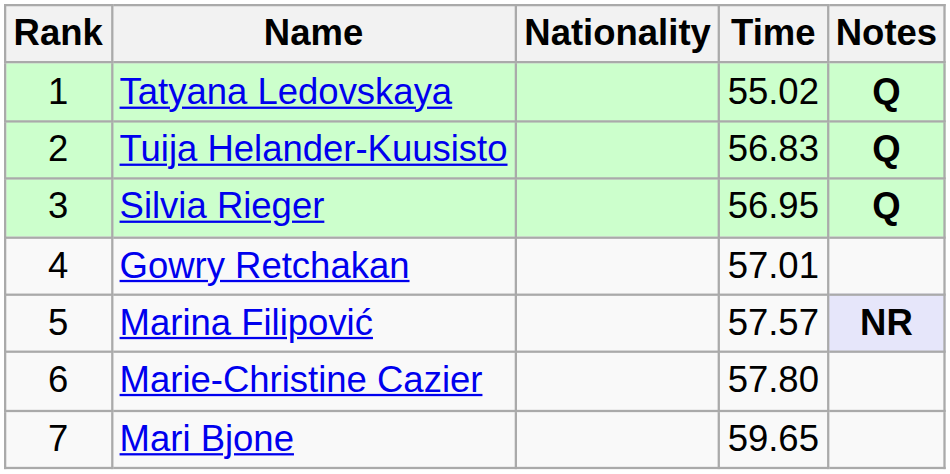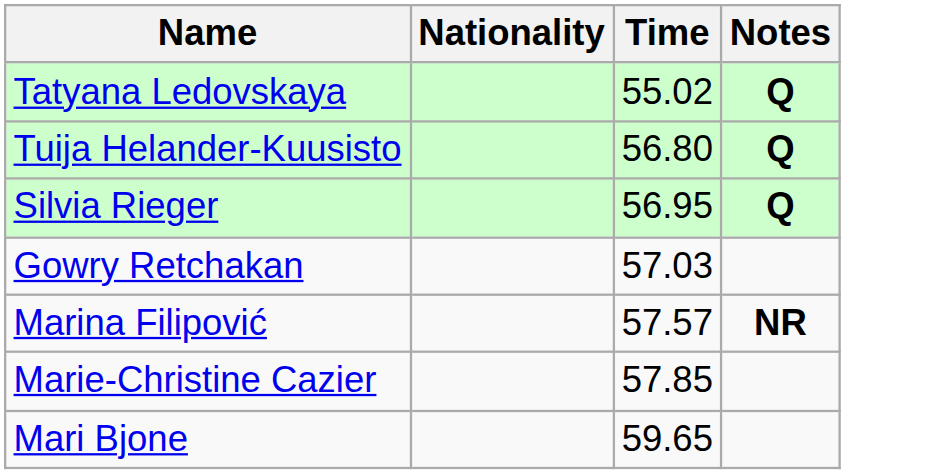- column: (58, 33)
(773, 149) 56.83 -> (667, 149) 56.80
(773, 264) 57.01 -> (667, 264) 57.03
(886, 322) lavender background -> (780, 322) no background
(773, 380) 57.80 -> (667, 380) 57.85
